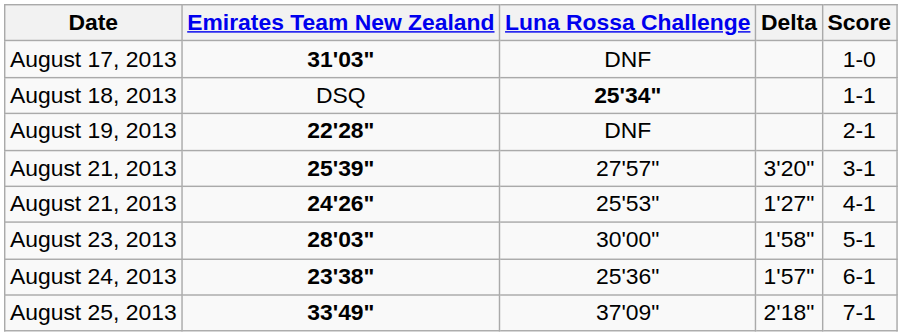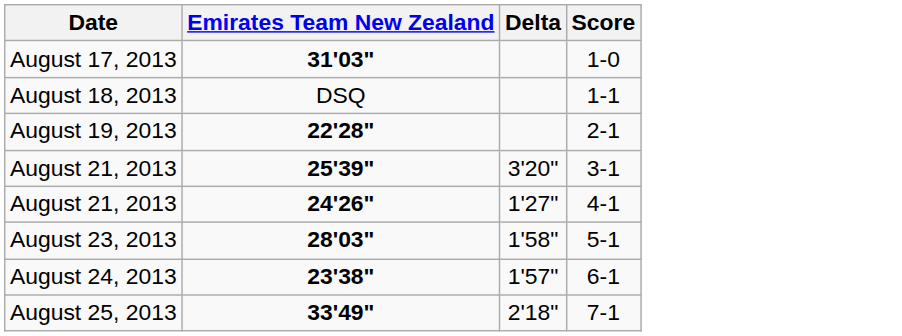- column: (628, 22)
